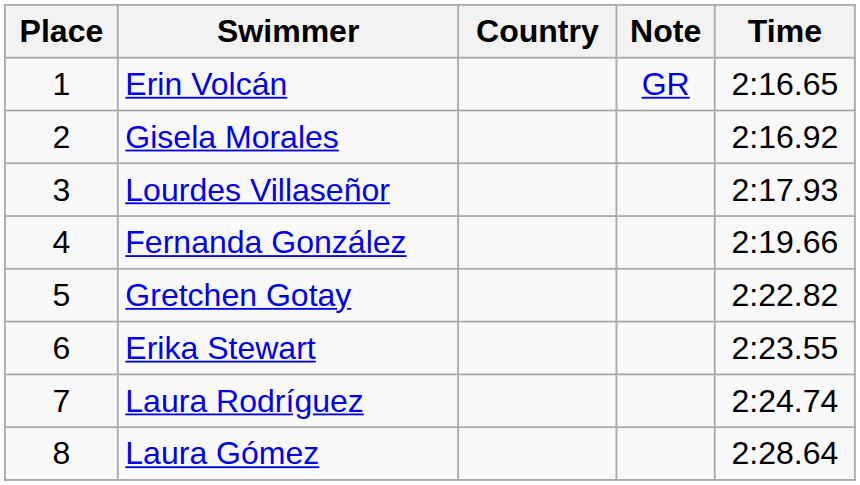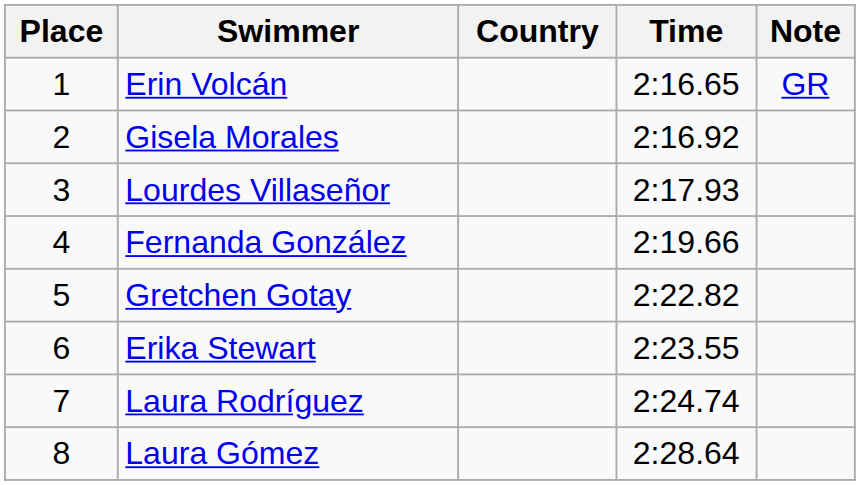columns swapped: (785, 30) <-> (666, 30)
